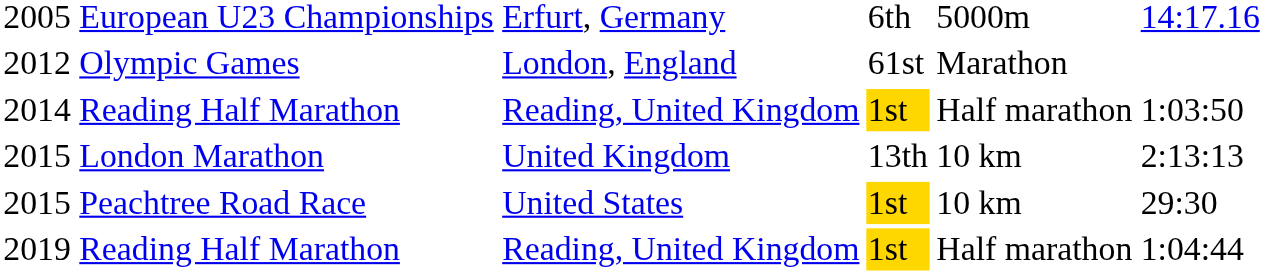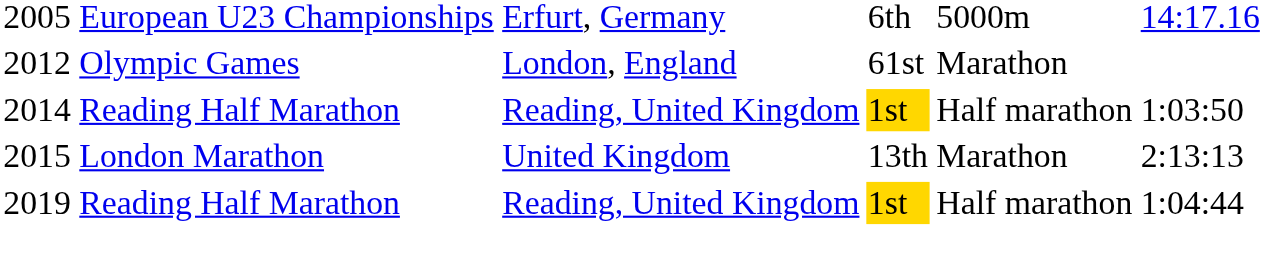(979, 156) 10 km -> (1002, 156) Marathon
- row: (37, 202)
